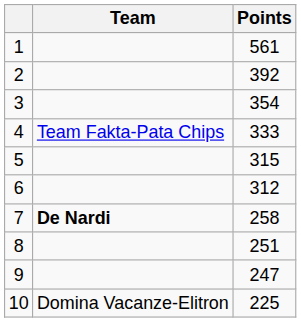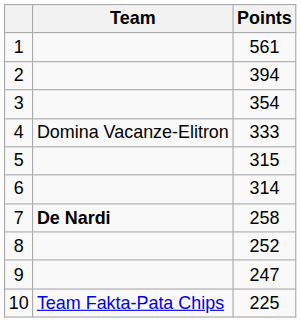(264, 75) 392 -> (264, 75) 394
(131, 132) Team Fakta-Pata Chips -> (133, 132) Domina Vacanze-Elitron
(264, 189) 312 -> (264, 189) 314
(264, 246) 251 -> (264, 246) 252
(133, 302) Domina Vacanze-Elitron -> (131, 302) Team Fakta-Pata Chips
